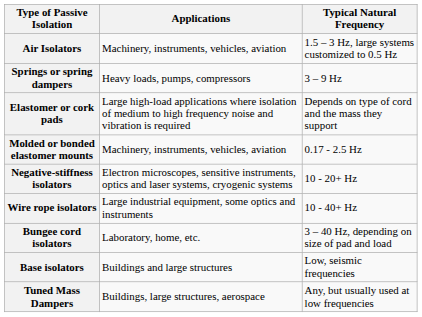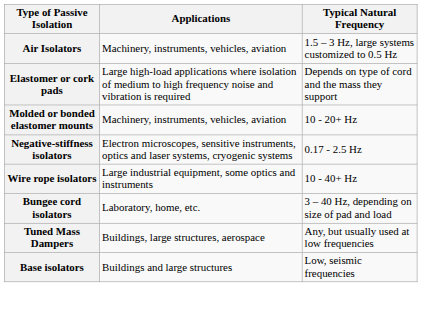- row: (52, 78)
(333, 149) 0.17 - 2.5 Hz -> (331, 119) 10 - 20+ Hz
(331, 178) 10 - 20+ Hz -> (333, 149) 0.17 - 2.5 Hz
rows swapped: (52, 267) <-> (52, 296)
